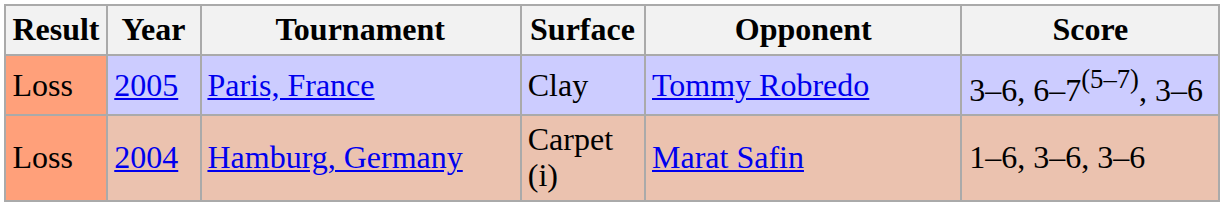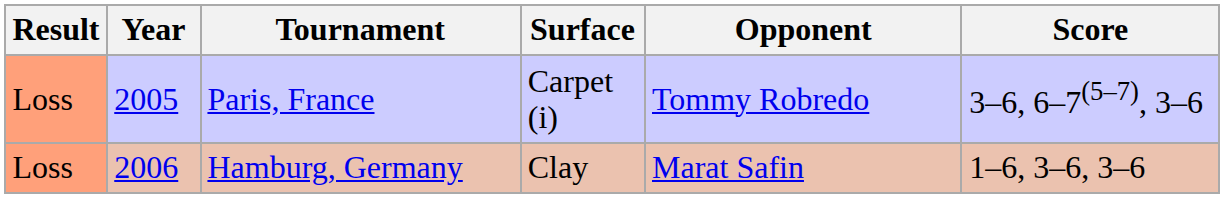(558, 84) Clay -> (570, 98) Carpet (i)
(146, 158) 2004 -> (146, 167) 2006
(570, 158) Carpet (i) -> (558, 167) Clay
